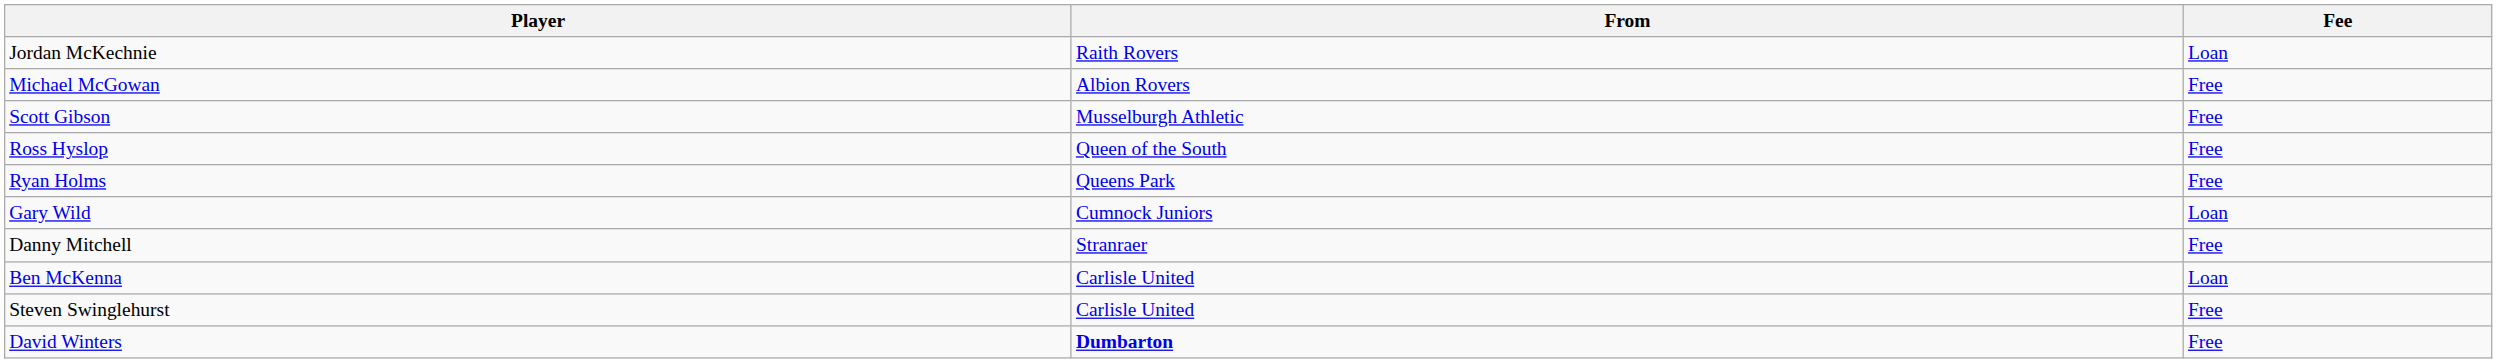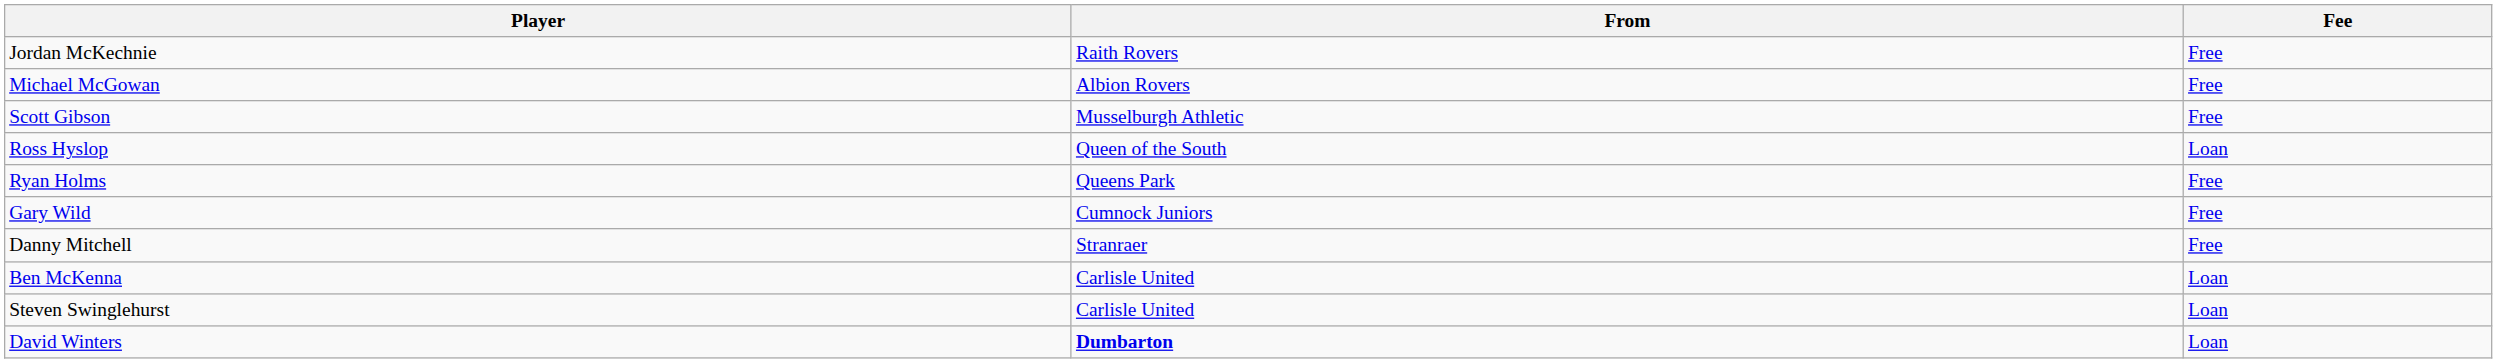(2208, 52) Loan -> (2205, 52) Free
(2205, 149) Free -> (2208, 149) Loan
(2208, 213) Loan -> (2205, 213) Free
(2205, 309) Free -> (2208, 309) Loan
(2205, 341) Free -> (2208, 341) Loan
